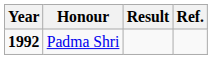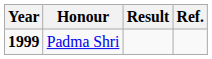(24, 41) 1992 -> (24, 41) 1999
